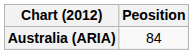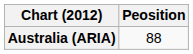(154, 37) 84 -> (154, 37) 88
